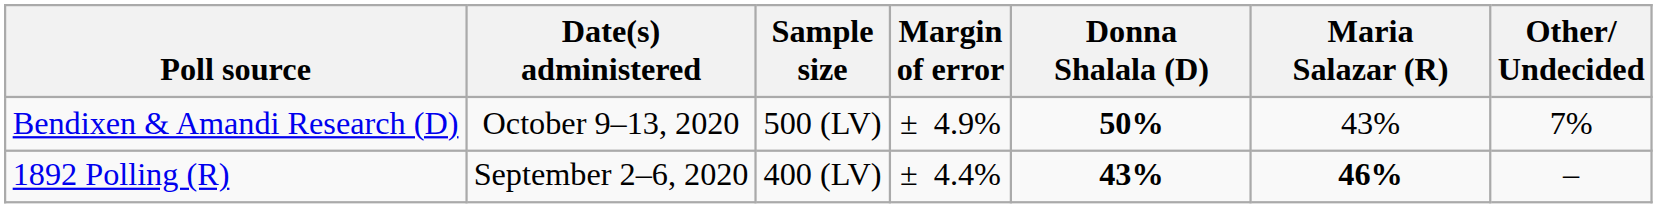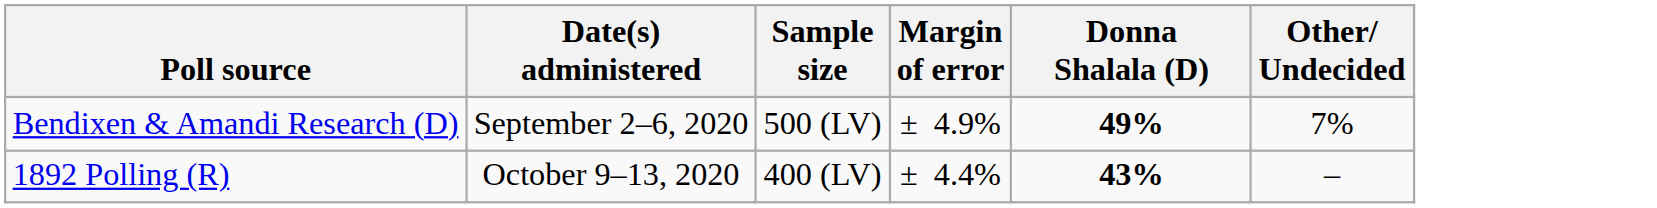- column: (1371, 50)
(611, 122) October 9–13, 2020 -> (611, 122) September 2–6, 2020
(1131, 122) 50% -> (1131, 122) 49%
(611, 175) September 2–6, 2020 -> (611, 175) October 9–13, 2020
